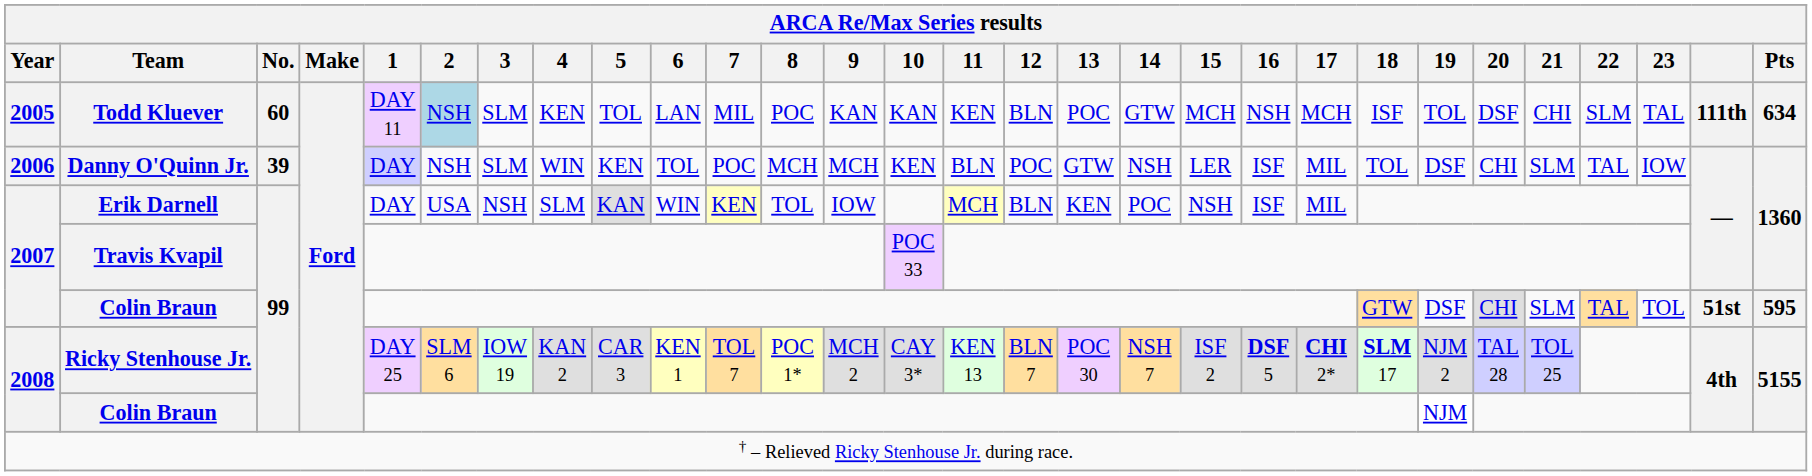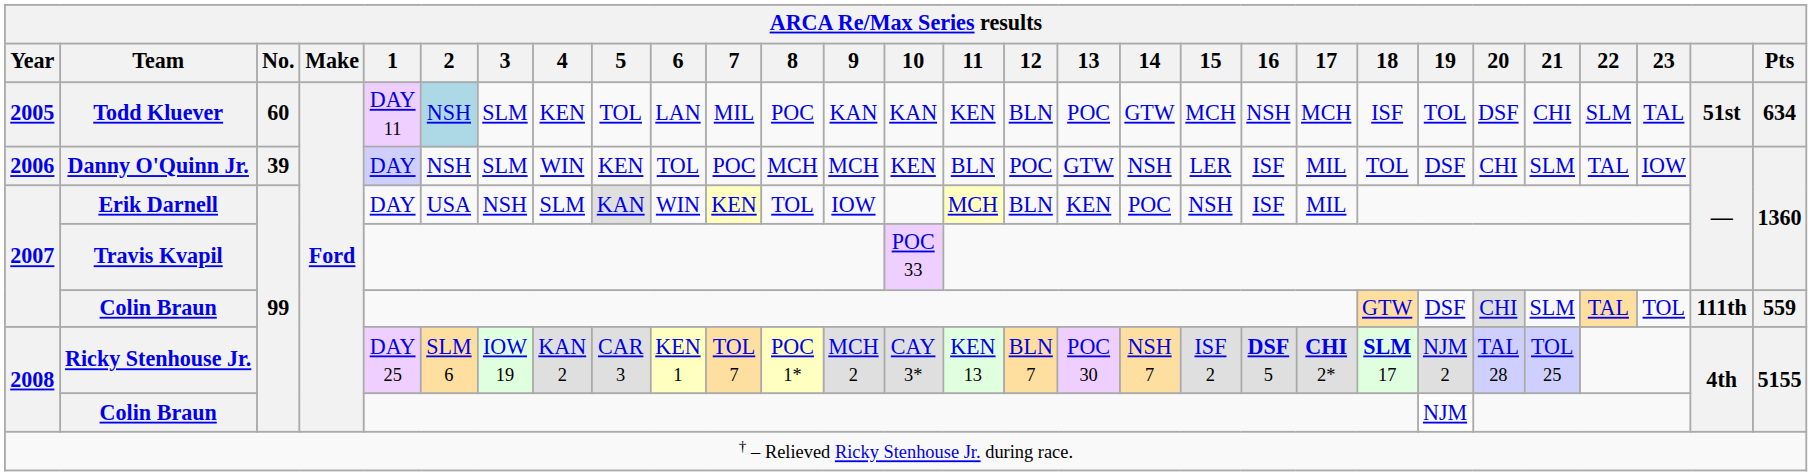(1722, 113) 111th -> (1722, 113) 51st
(1722, 308) 51st -> (1722, 308) 111th
(1780, 308) 595 -> (1780, 308) 559
